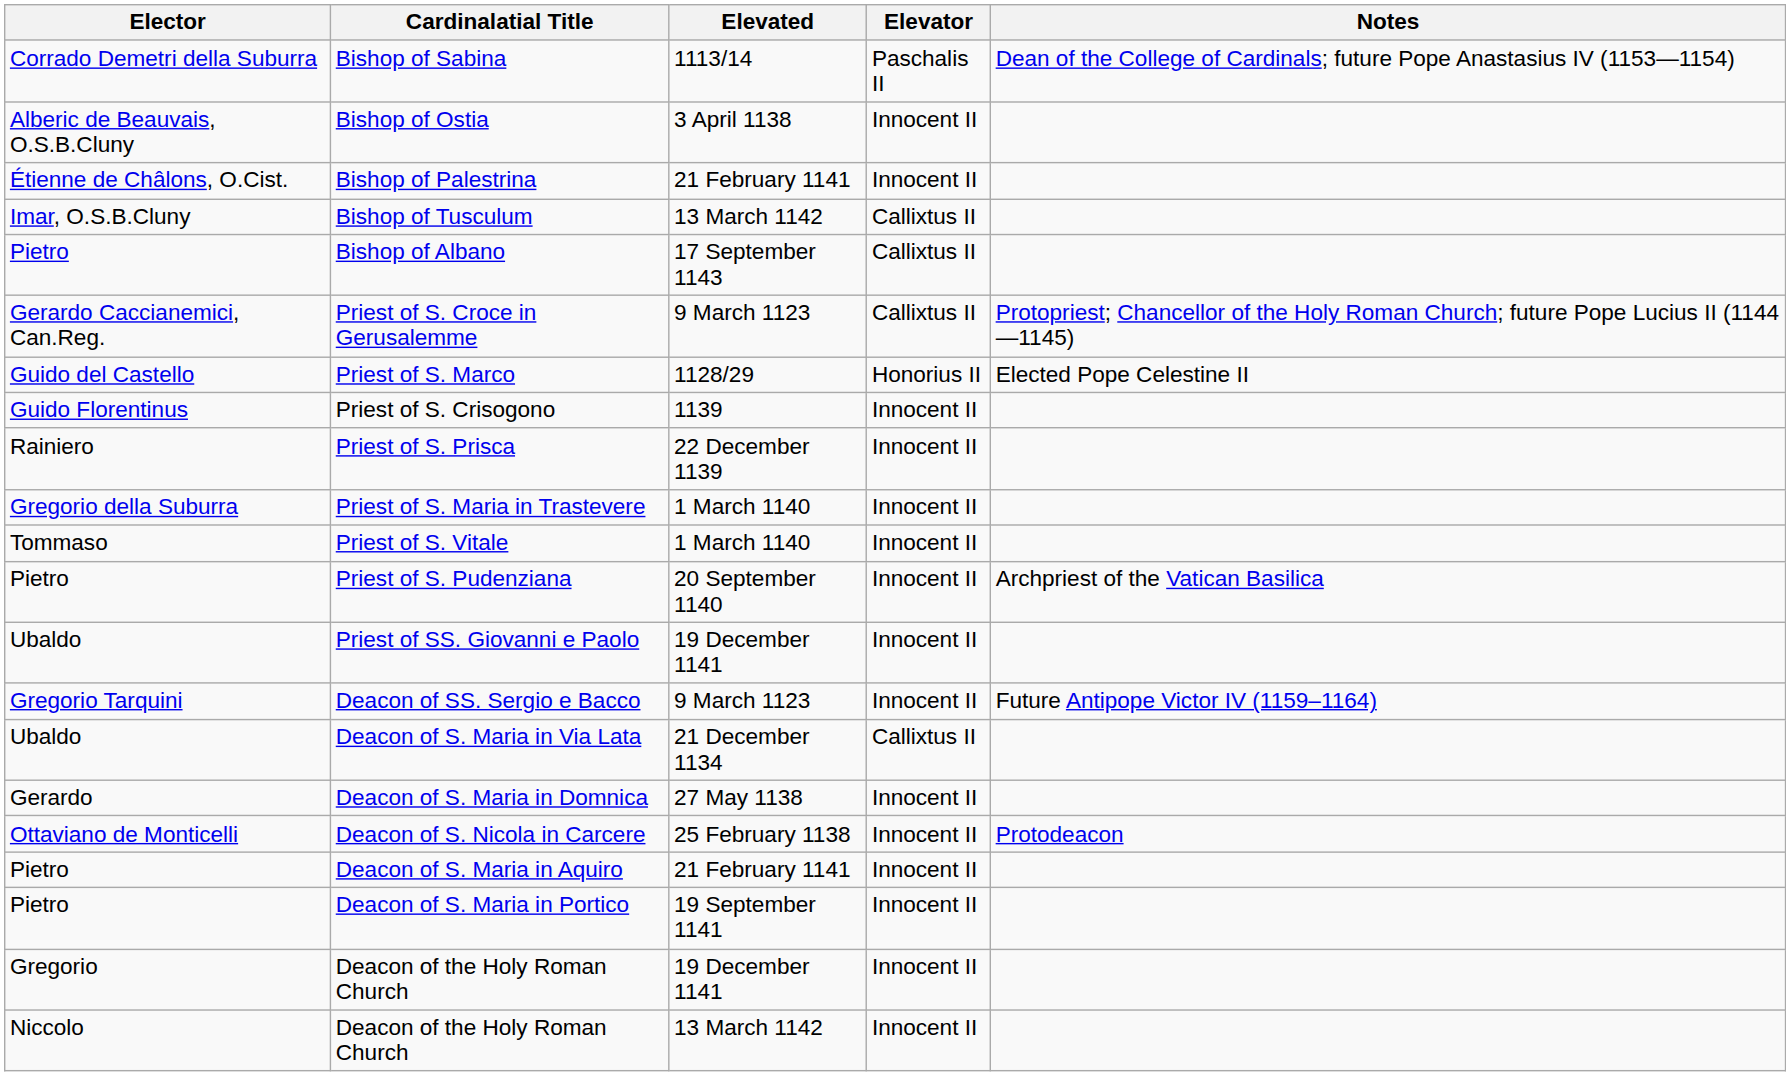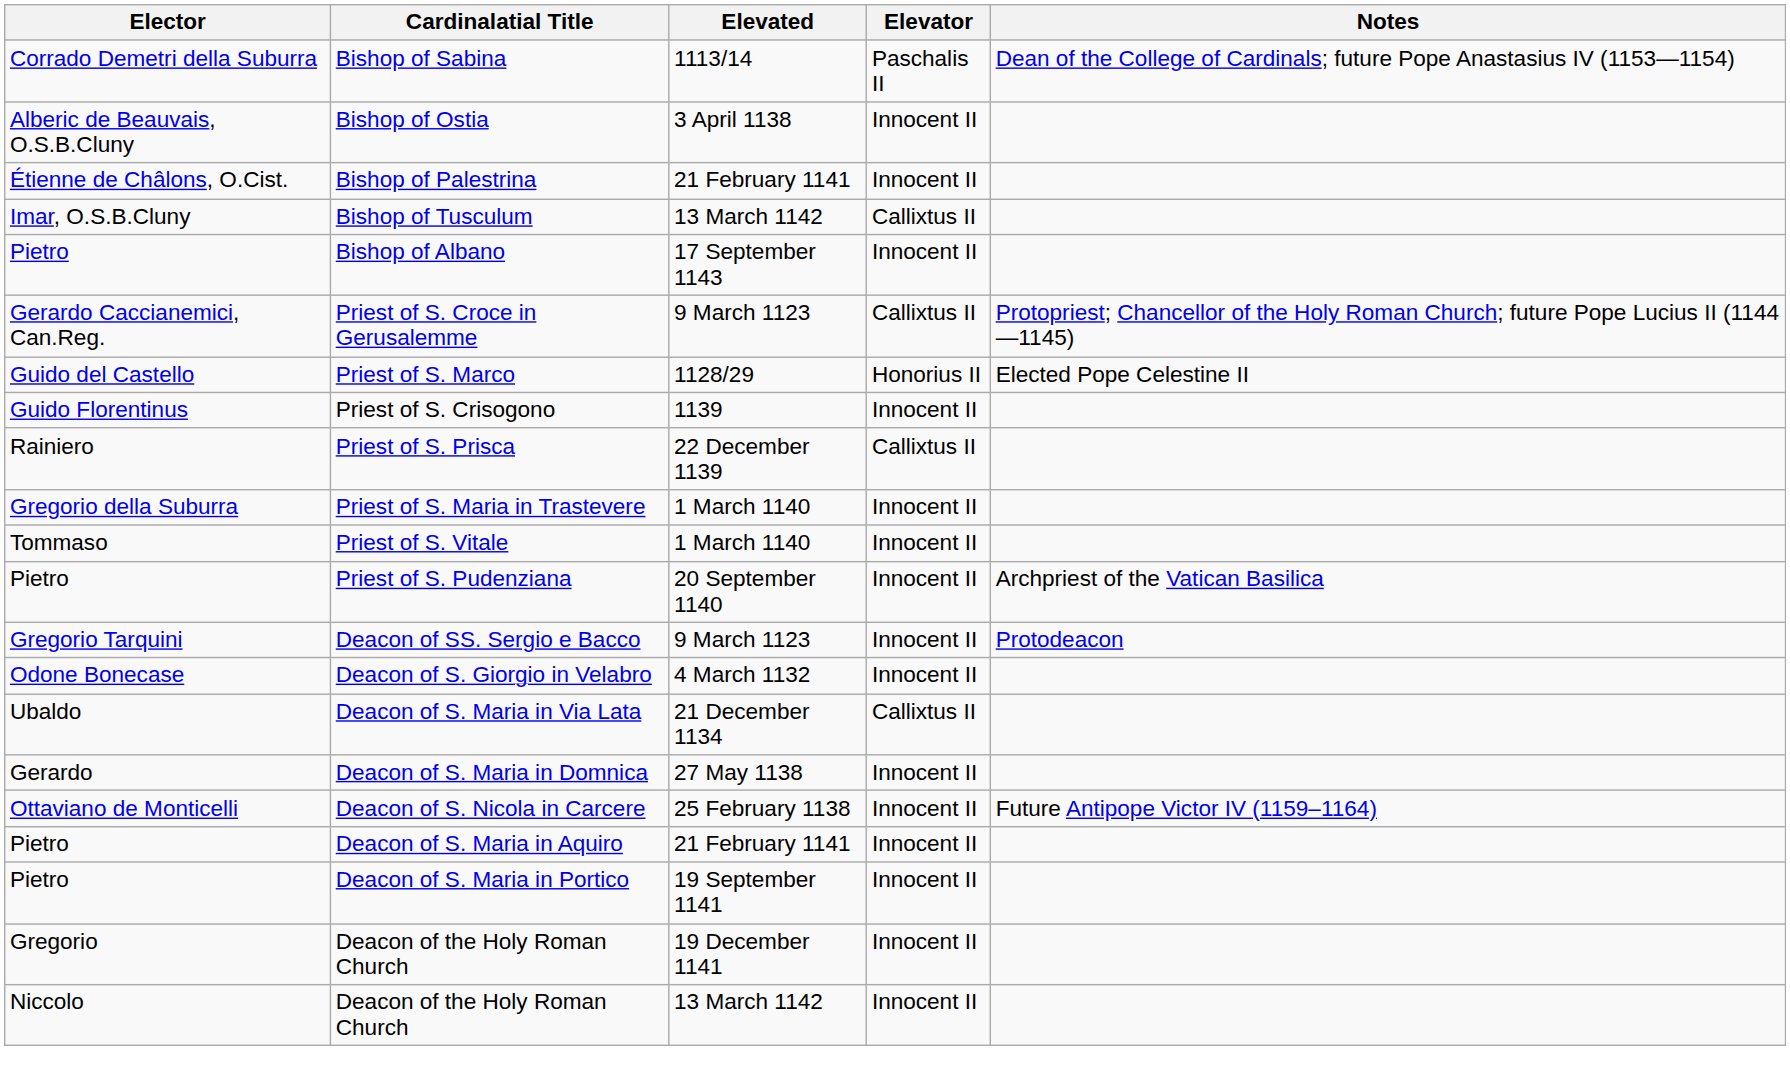(924, 252) Callixtus II -> (925, 252) Innocent II
(925, 445) Innocent II -> (924, 445) Callixtus II
- row: (46, 639)
(1186, 700) Future Antipope Victor IV (1159–1164) -> (1060, 639) Protodeacon
+ row: (97, 675)
(1060, 833) Protodeacon -> (1186, 808) Future Antipope Victor IV (1159–1164)
